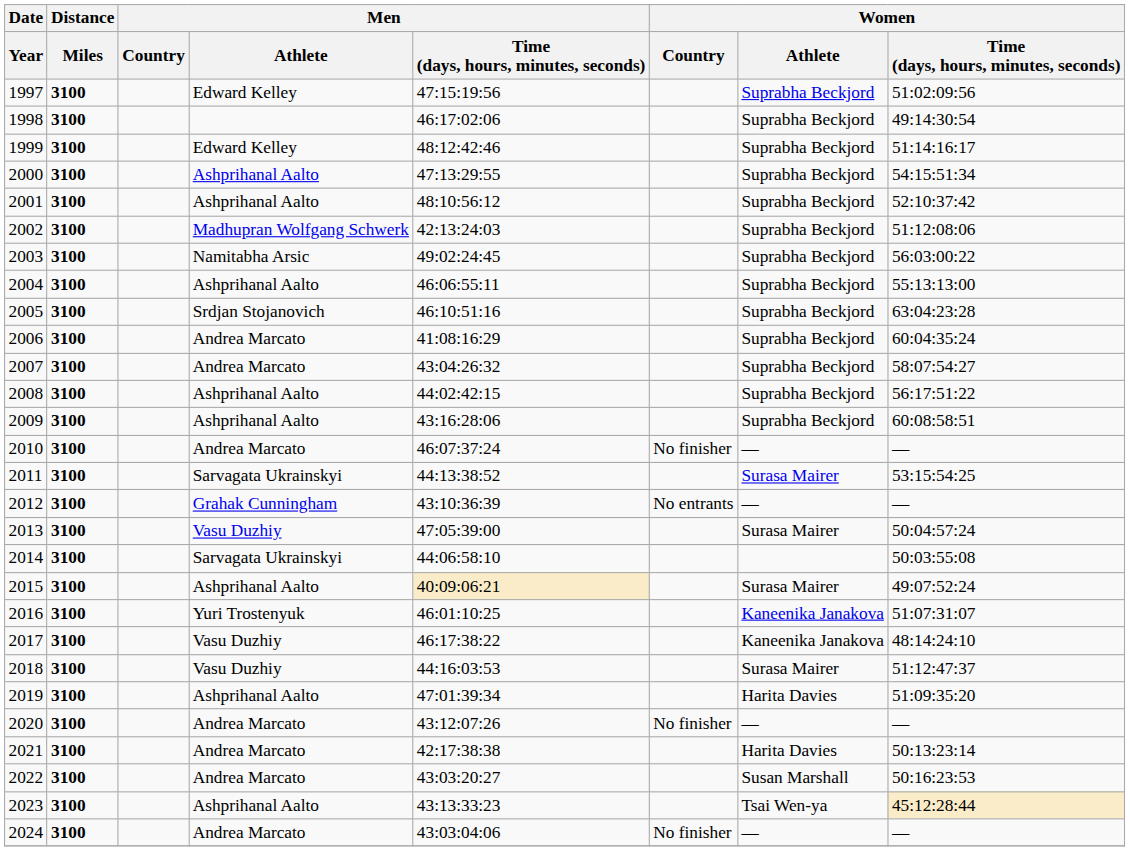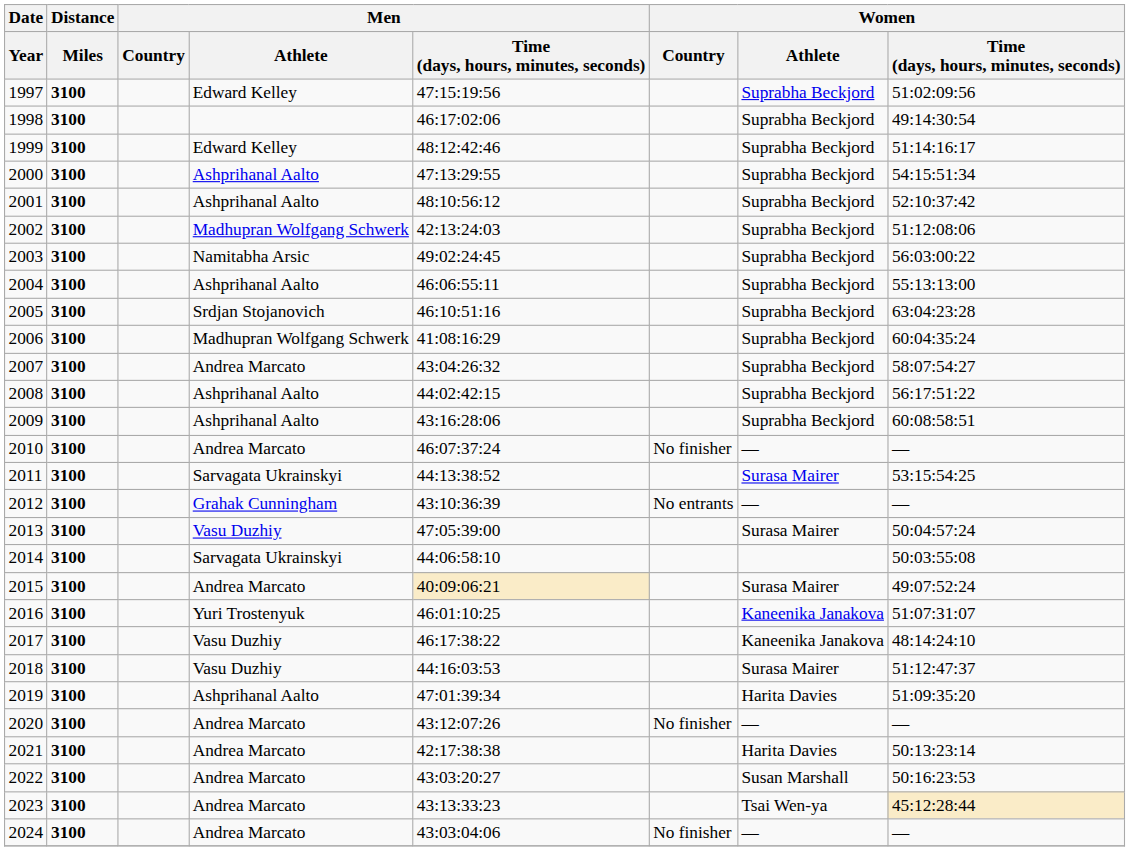(249, 339) Andrea Marcato -> (301, 339) Madhupran Wolfgang Schwerk
(256, 585) Ashprihanal Aalto -> (249, 585) Andrea Marcato
(256, 804) Ashprihanal Aalto -> (249, 804) Andrea Marcato
